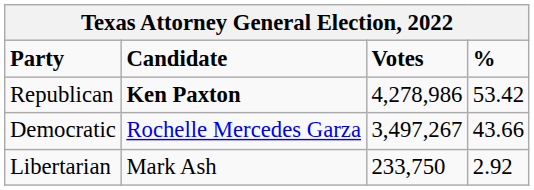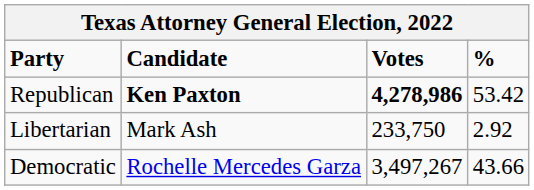(417, 94) normal -> (417, 94) bold
rows swapped: (63, 130) <-> (60, 166)
